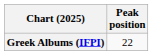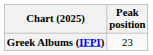(127, 42) 22 -> (127, 42) 23
